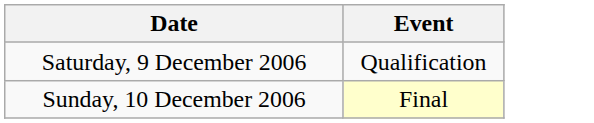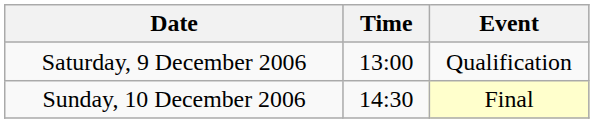+ column: (386, 23)
